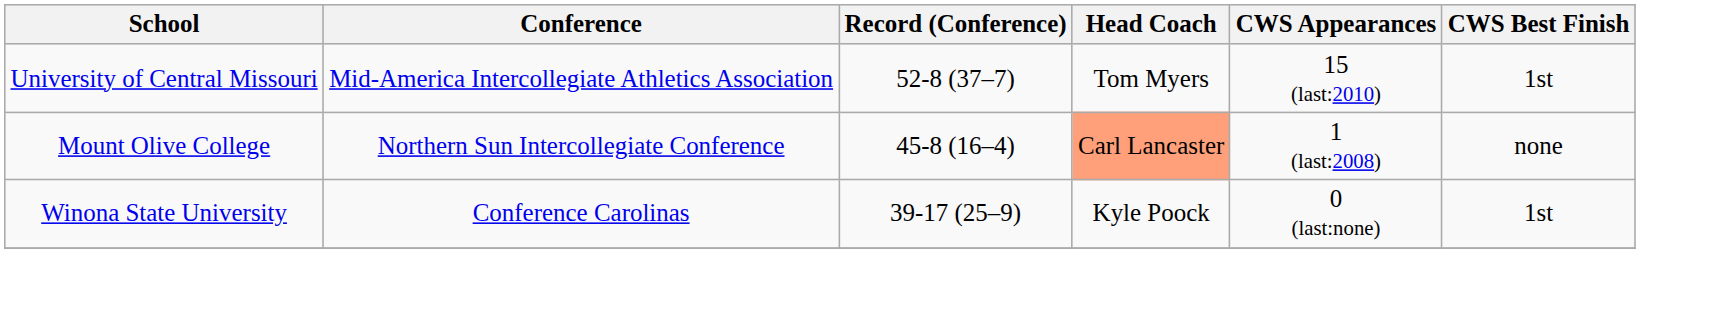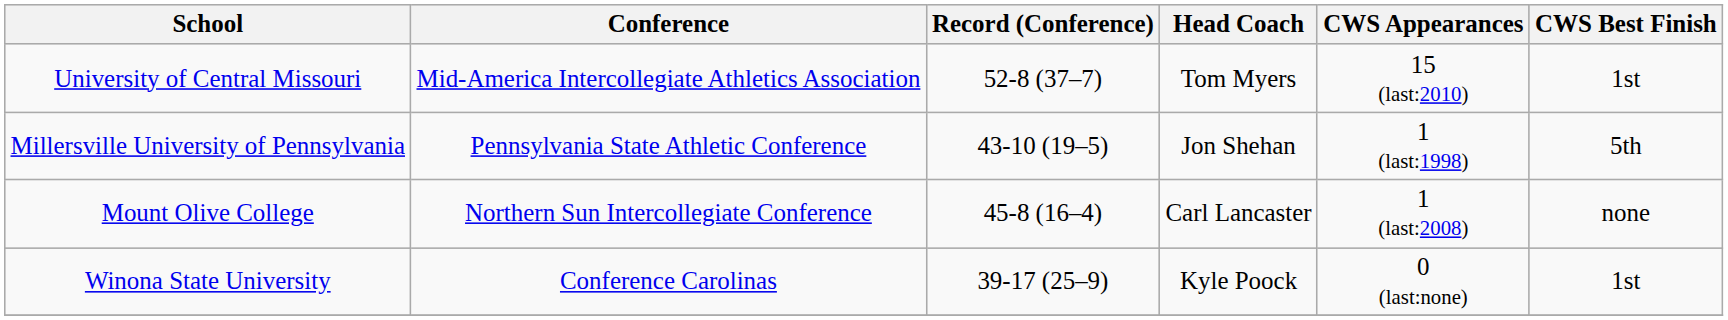+ row: (208, 145)
(1151, 145) lightsalmon background -> (1239, 213) no background
